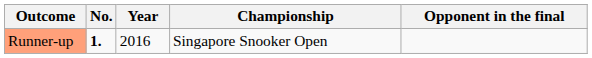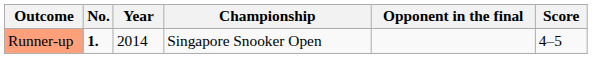+ column: (561, 16)
(135, 41) 2016 -> (132, 41) 2014
